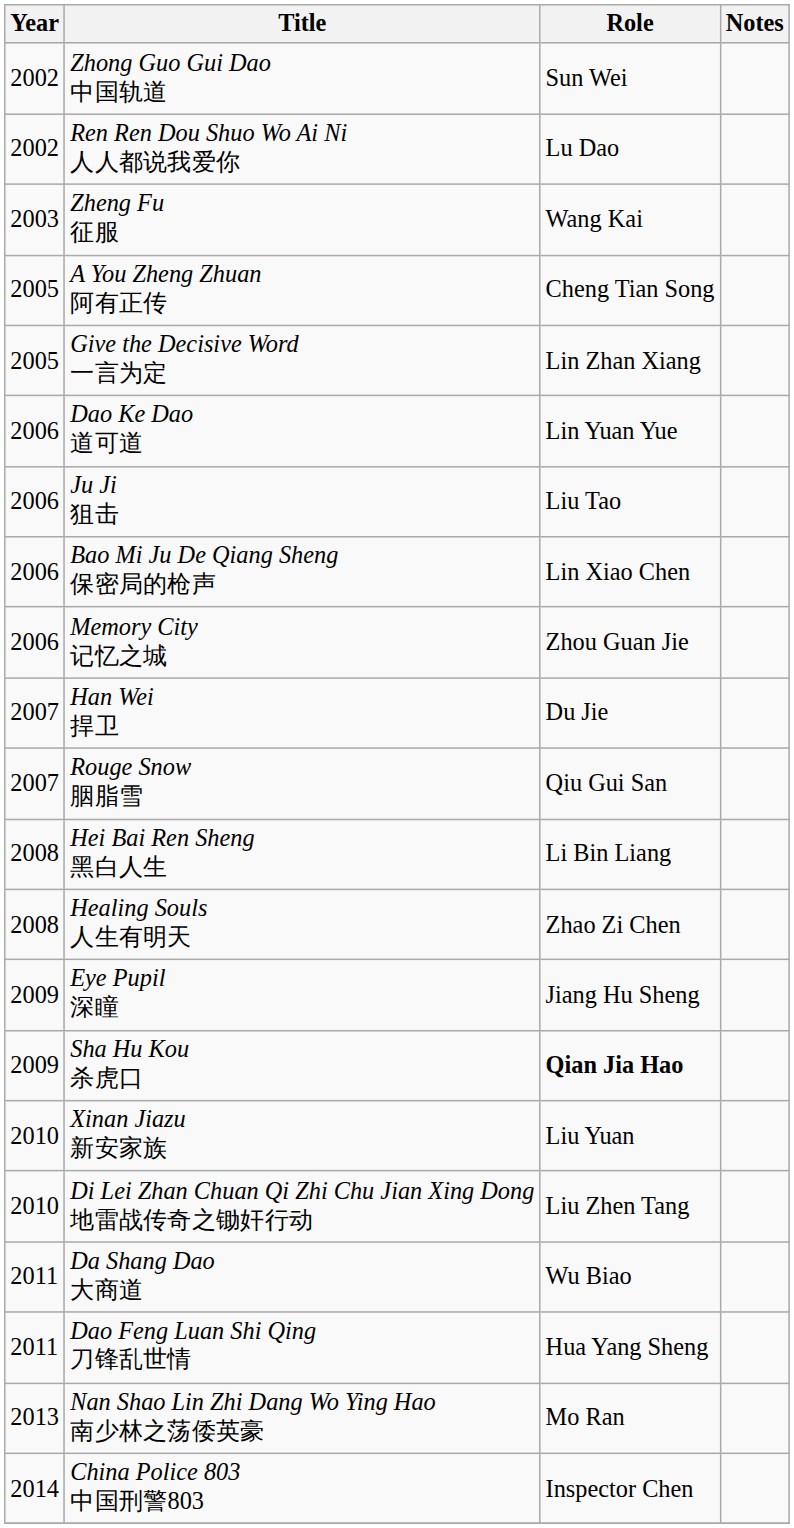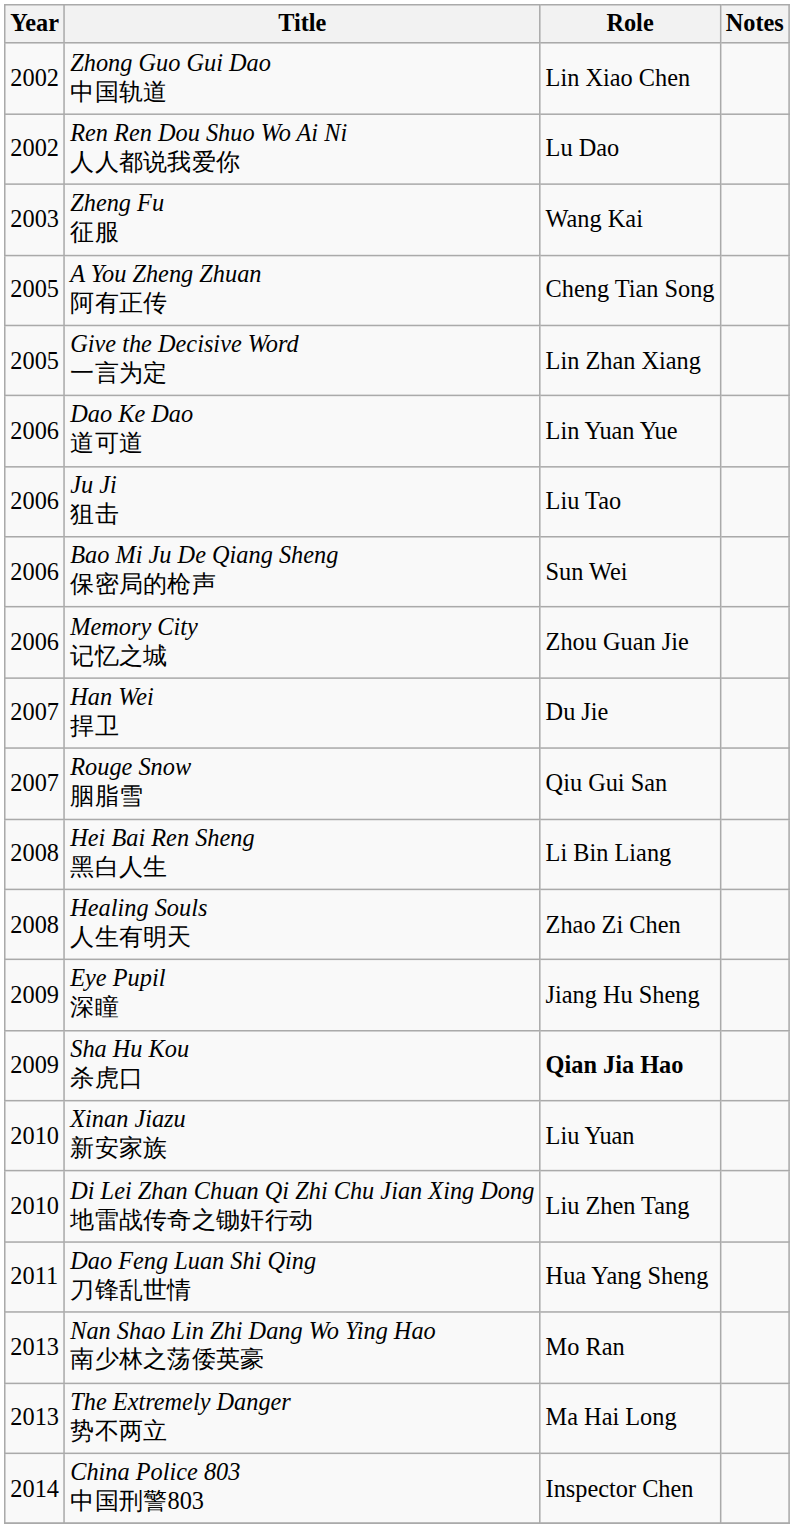(587, 78) Sun Wei -> (618, 78) Lin Xiao Chen
(618, 571) Lin Xiao Chen -> (587, 571) Sun Wei
- row: (142, 1275)
+ row: (181, 1416)
